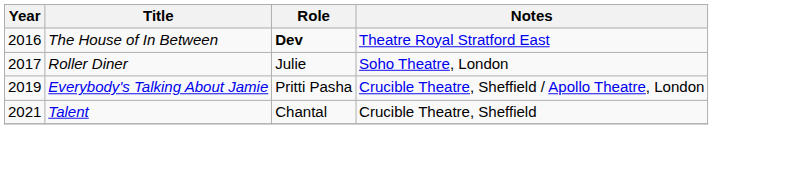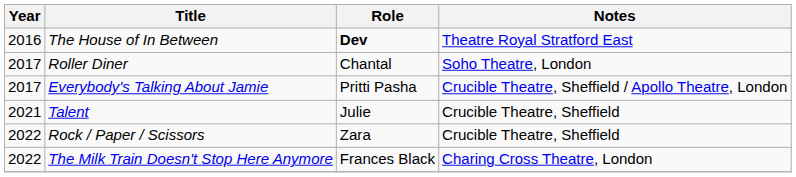(291, 64) Julie -> (366, 64) Chantal
(25, 87) 2019 -> (25, 87) 2017
(301, 111) Chantal -> (355, 111) Julie
+ row: (126, 135)
+ row: (191, 159)
